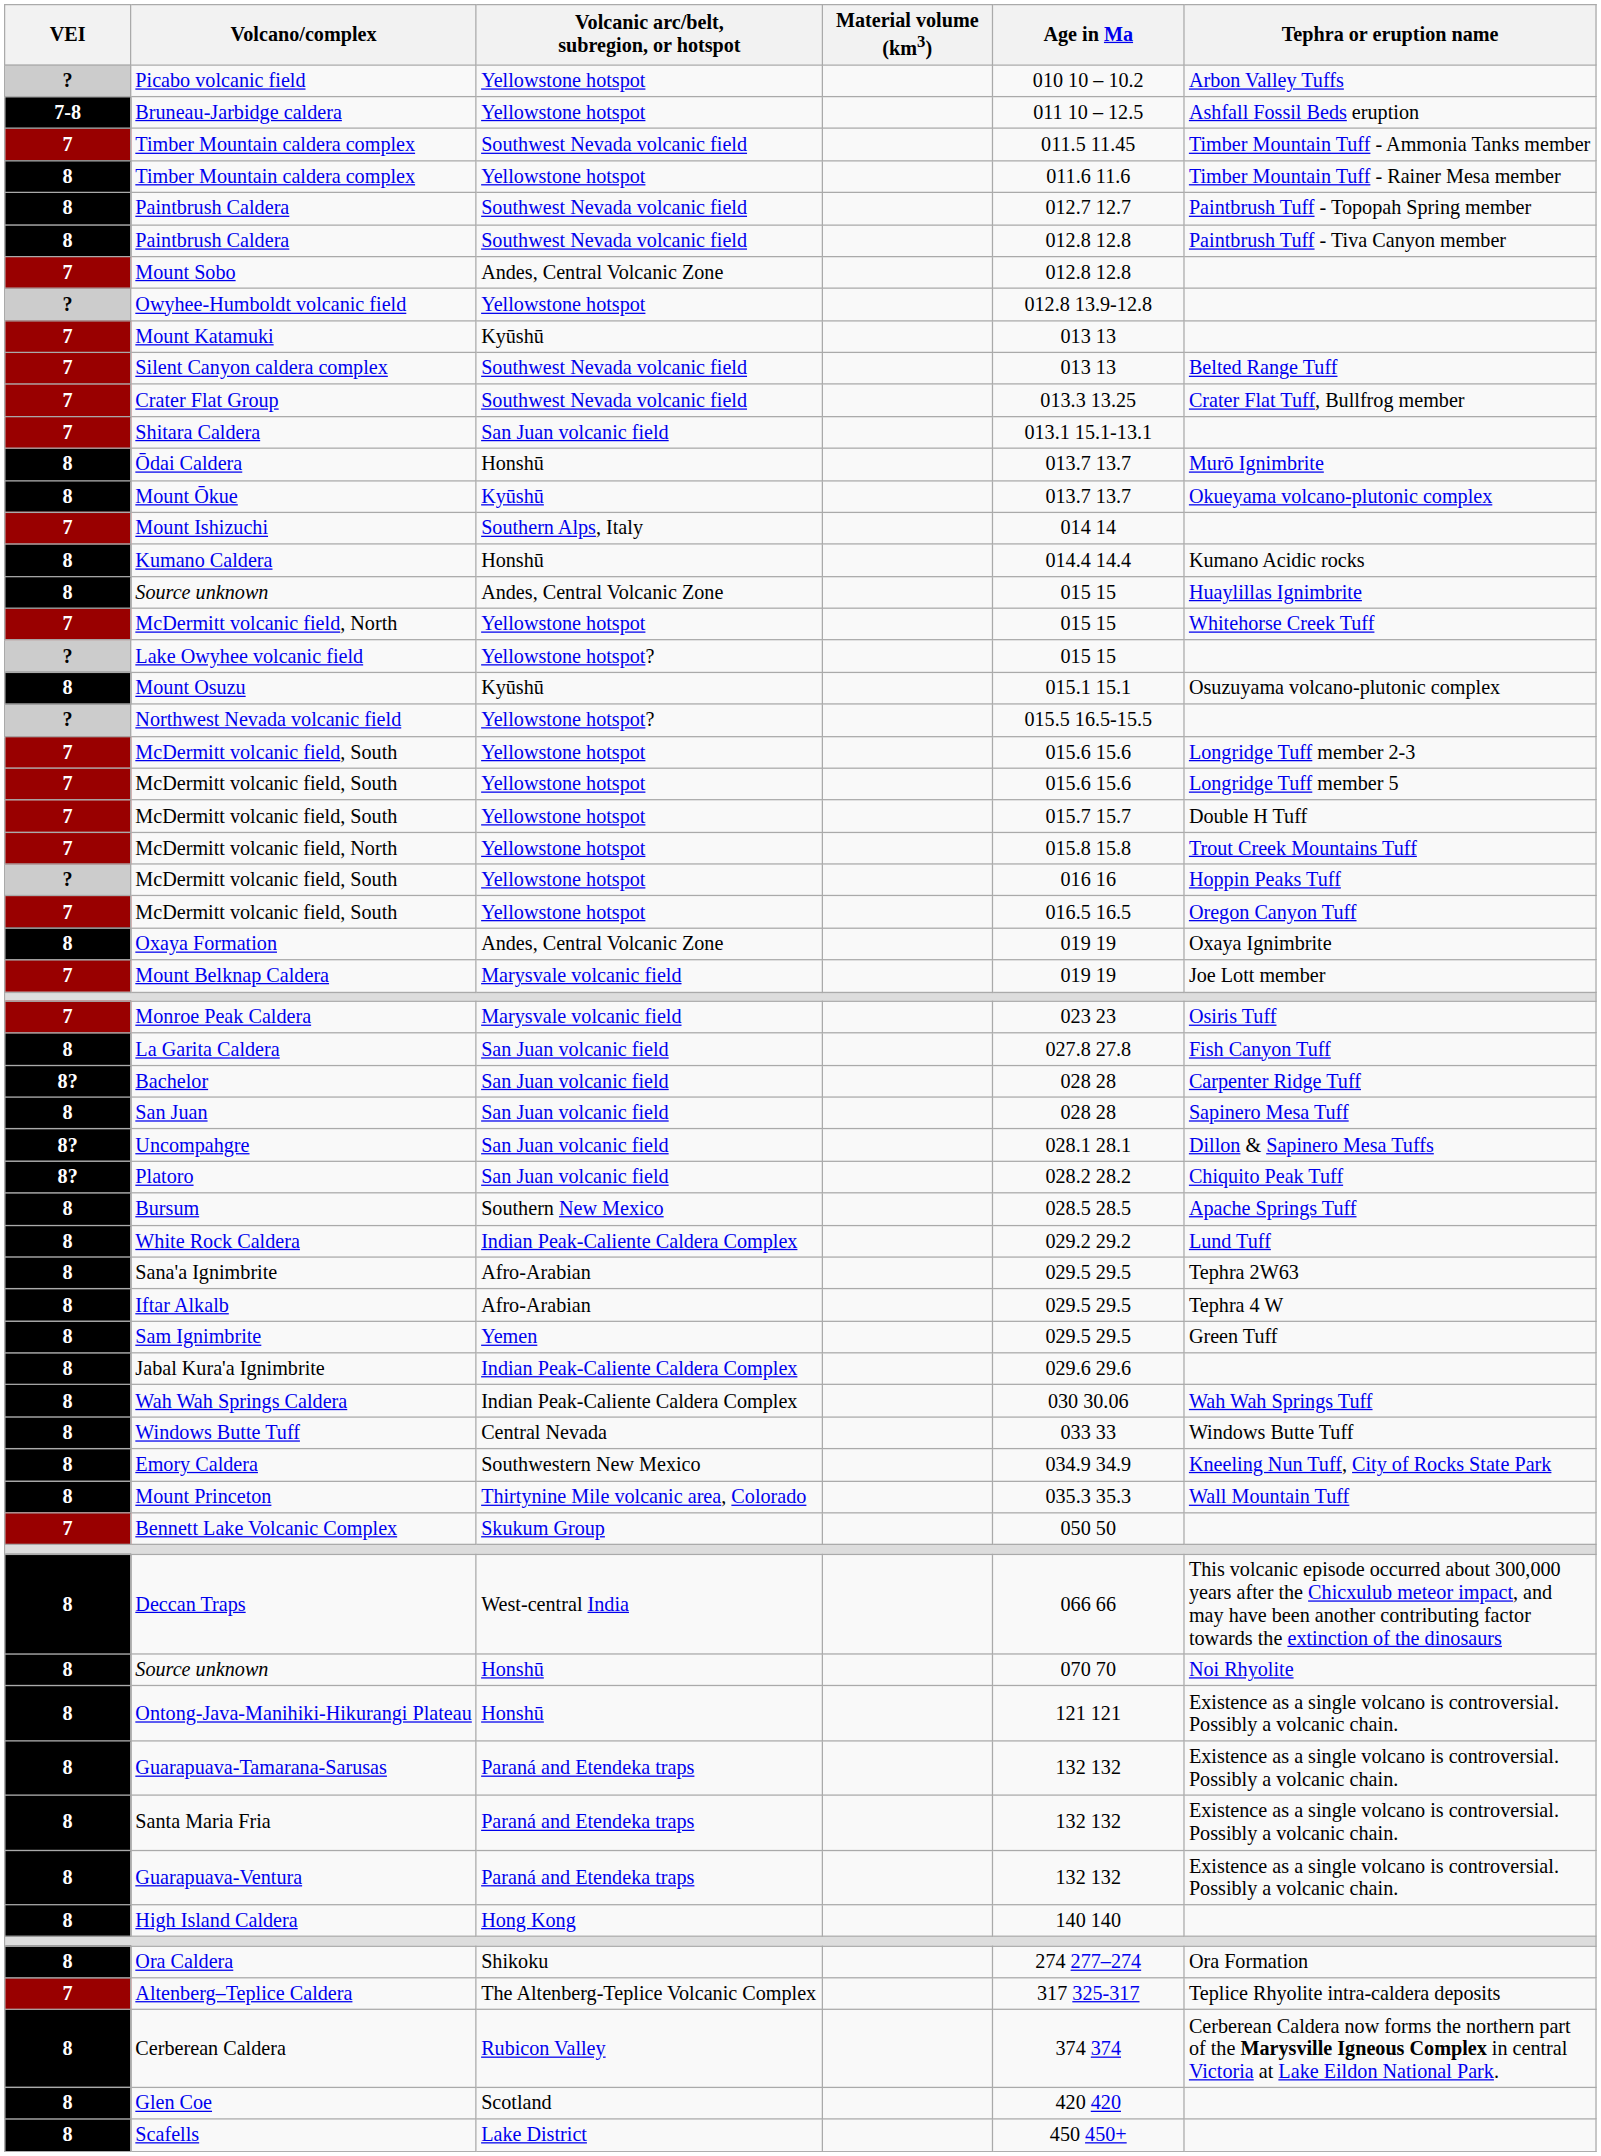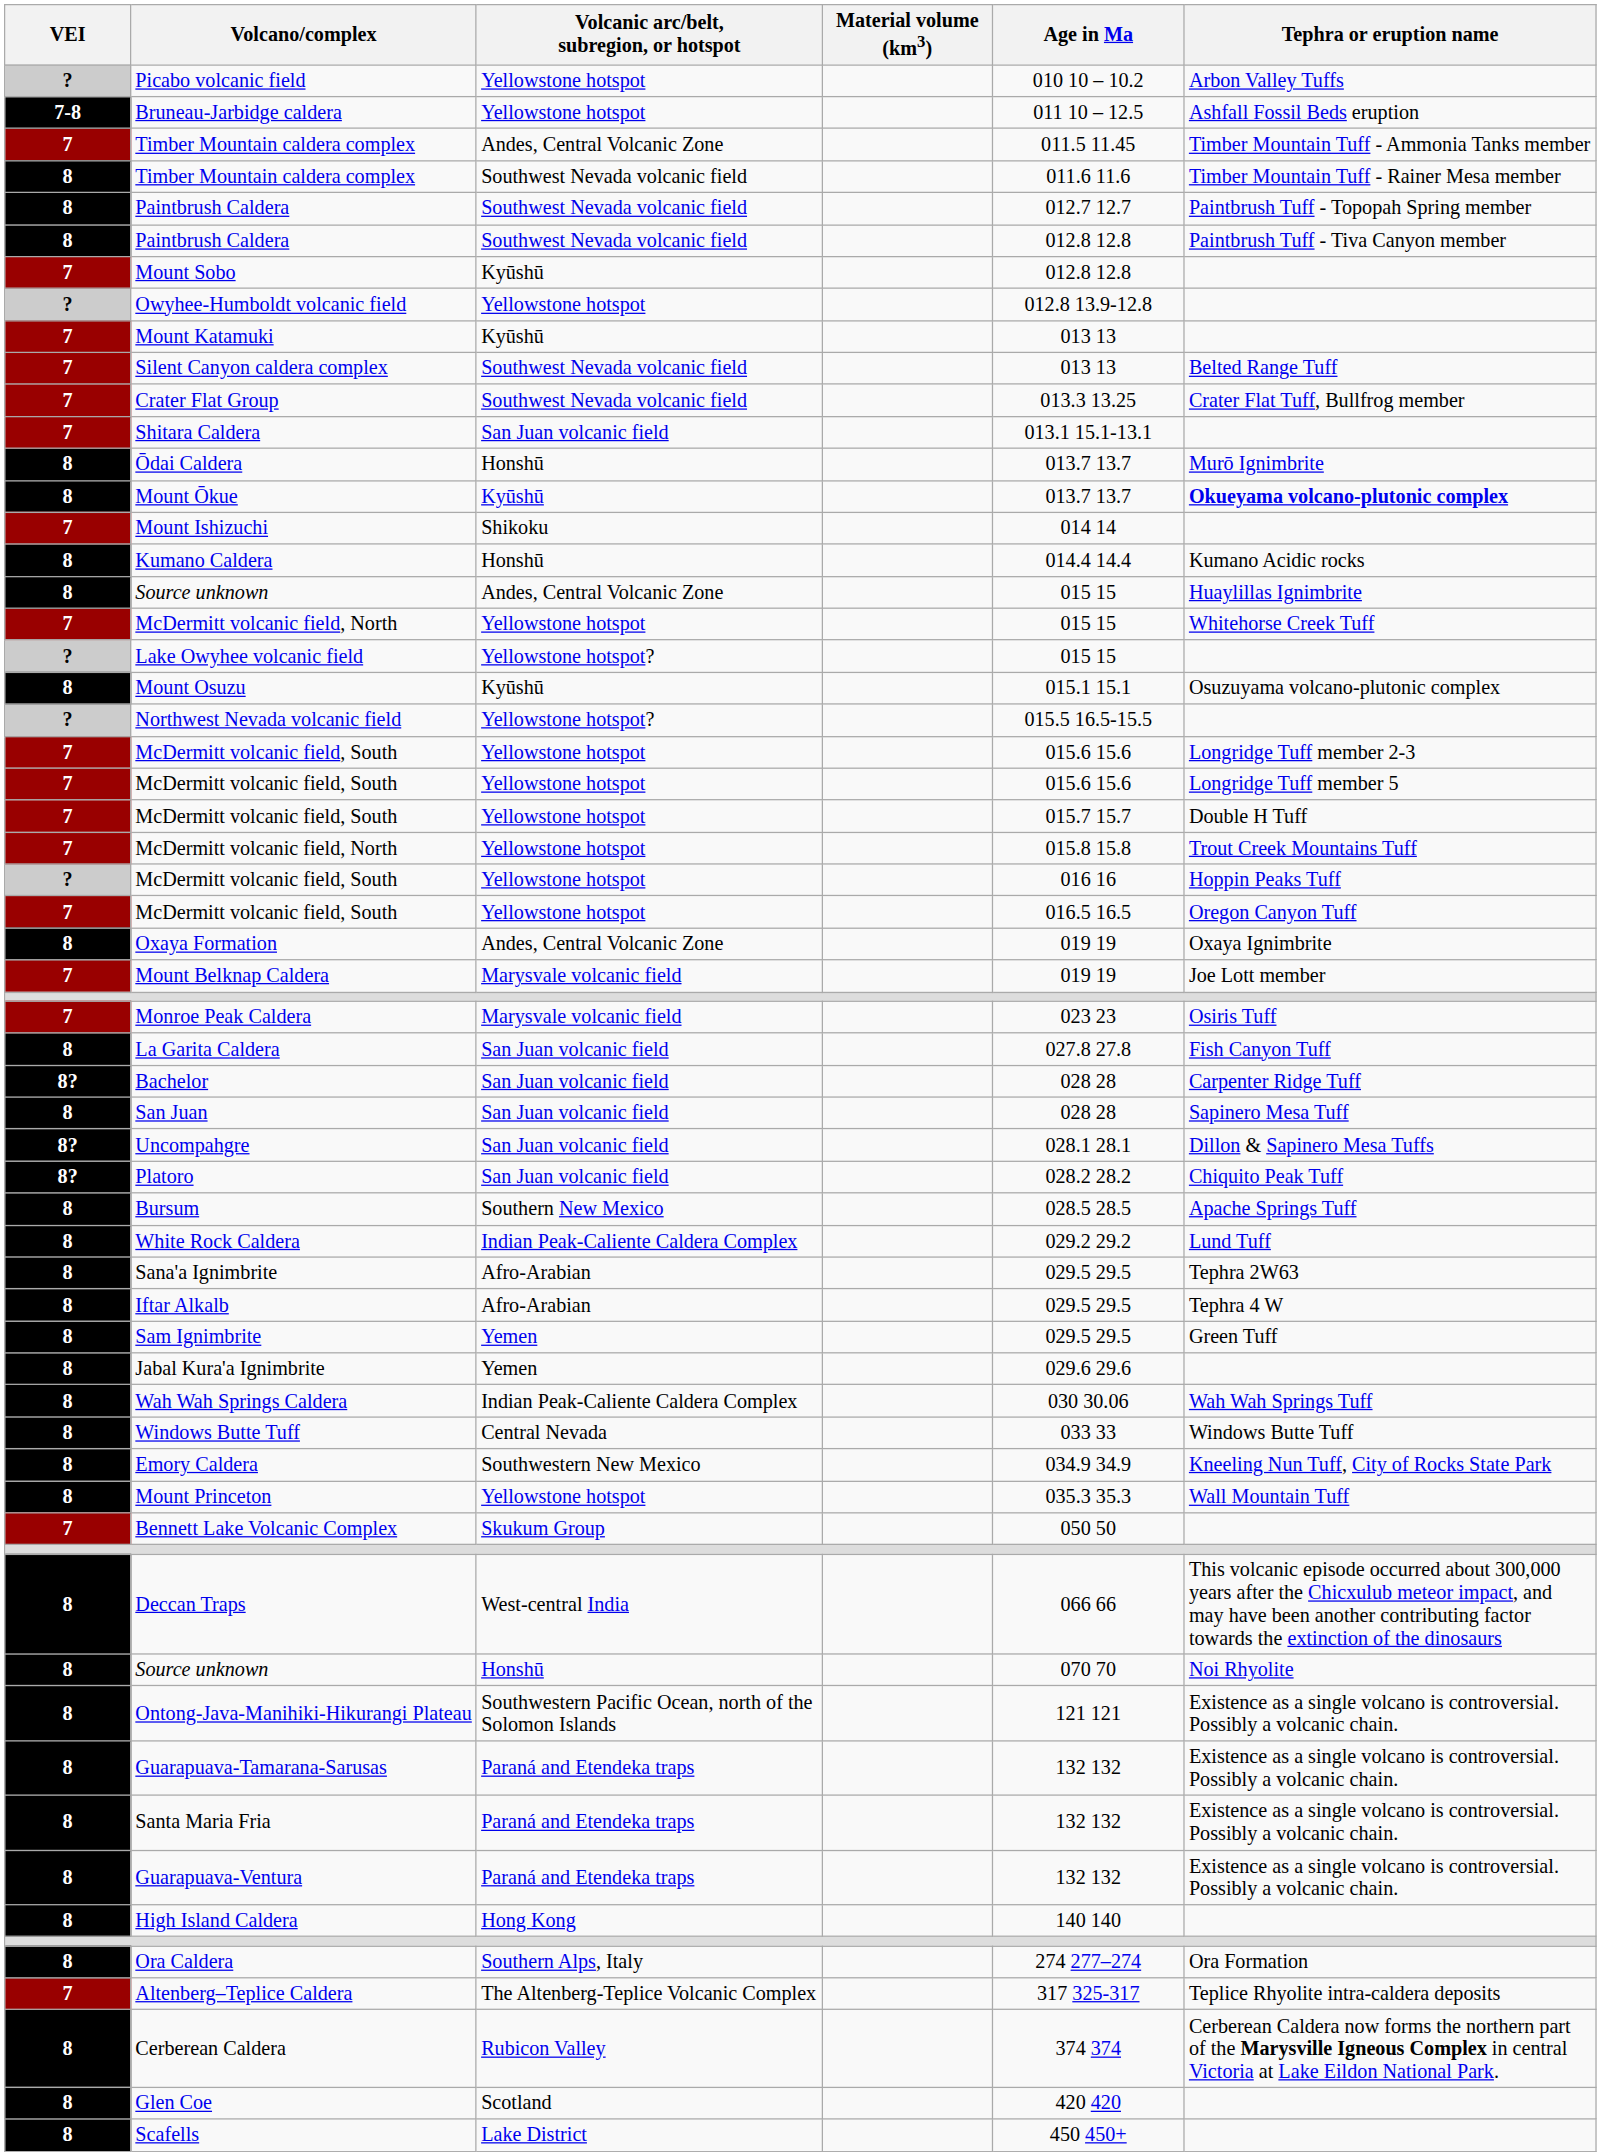(614, 144) Southwest Nevada volcanic field -> (602, 144) Andes, Central Volcanic Zone
(563, 176) Yellowstone hotspot -> (614, 176) Southwest Nevada volcanic field
(602, 272) Andes, Central Volcanic Zone -> (512, 272) Kyūshū
(1341, 496) normal -> (1348, 496) bold
(562, 528) Southern Alps, Italy -> (515, 528) Shikoku
(639, 1368) Indian Peak-Caliente Caldera Complex -> (509, 1368) Yemen
(644, 1496) Thirtynine Mile volcanic area, Colorado -> (563, 1496) Yellowstone hotspot
(512, 1713) Honshū -> (647, 1713) Southwestern Pacific Ocean, north of the Solomon Islands
(515, 1961) Shikoku -> (562, 1961) Southern Alps, Italy
